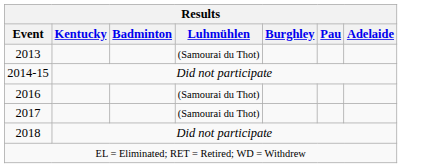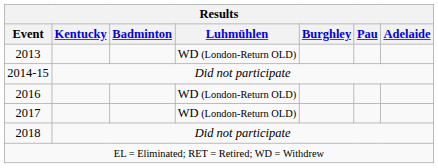(219, 54) (Samourai du Thot) -> (237, 53) WD (London-Return OLD)
(219, 94) (Samourai du Thot) -> (237, 93) WD (London-Return OLD)
(219, 114) (Samourai du Thot) -> (237, 113) WD (London-Return OLD)
